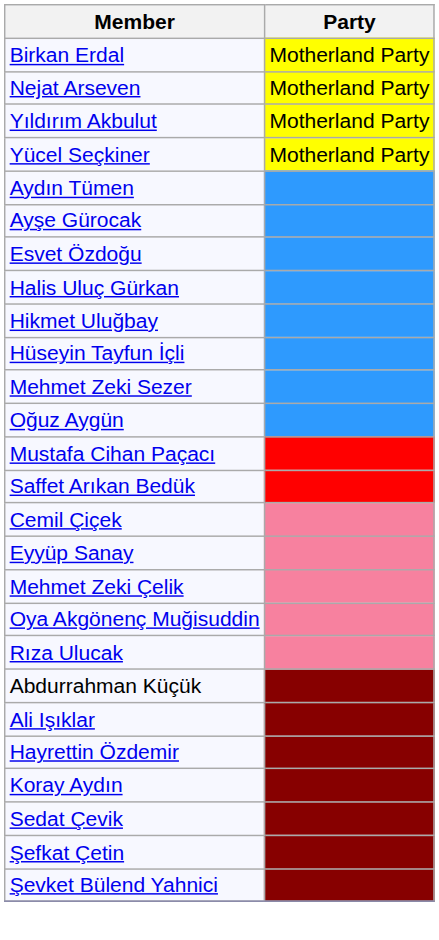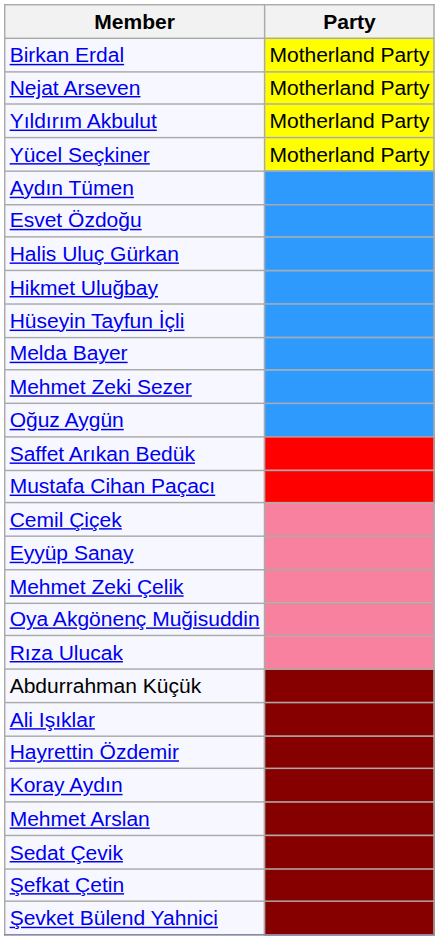- row: (75, 221)
+ row: (69, 354)
rows swapped: (112, 454) <-> (102, 487)
+ row: (80, 819)
